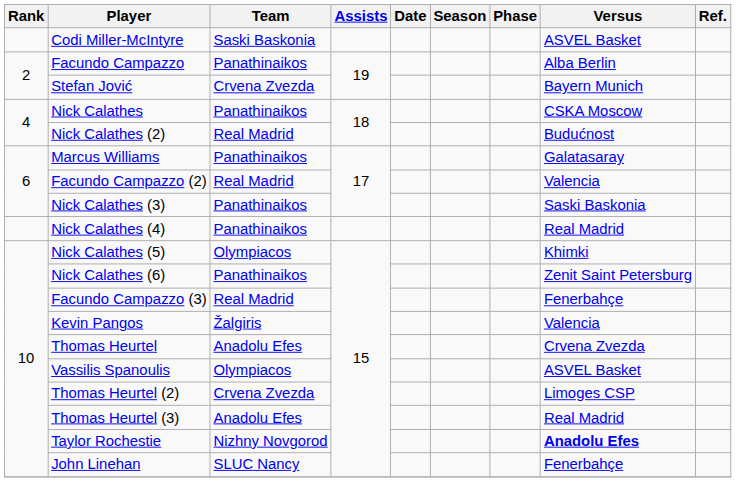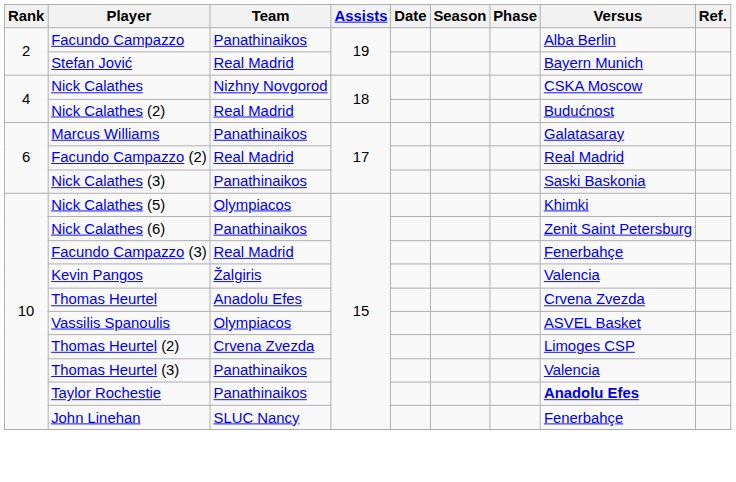- row: (117, 39)
(264, 87) Crvena Zvezda -> (254, 63) Real Madrid
(260, 110) Panathinaikos -> (271, 87) Nizhny Novgorod
(572, 181) Valencia -> (584, 157) Real Madrid
- row: (108, 228)
(258, 417) Anadolu Efes -> (260, 370) Panathinaikos
(584, 417) Real Madrid -> (572, 370) Valencia
(271, 441) Nizhny Novgorod -> (260, 393) Panathinaikos
